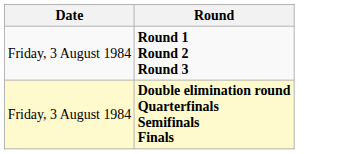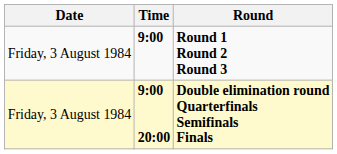+ column: (154, 15)
